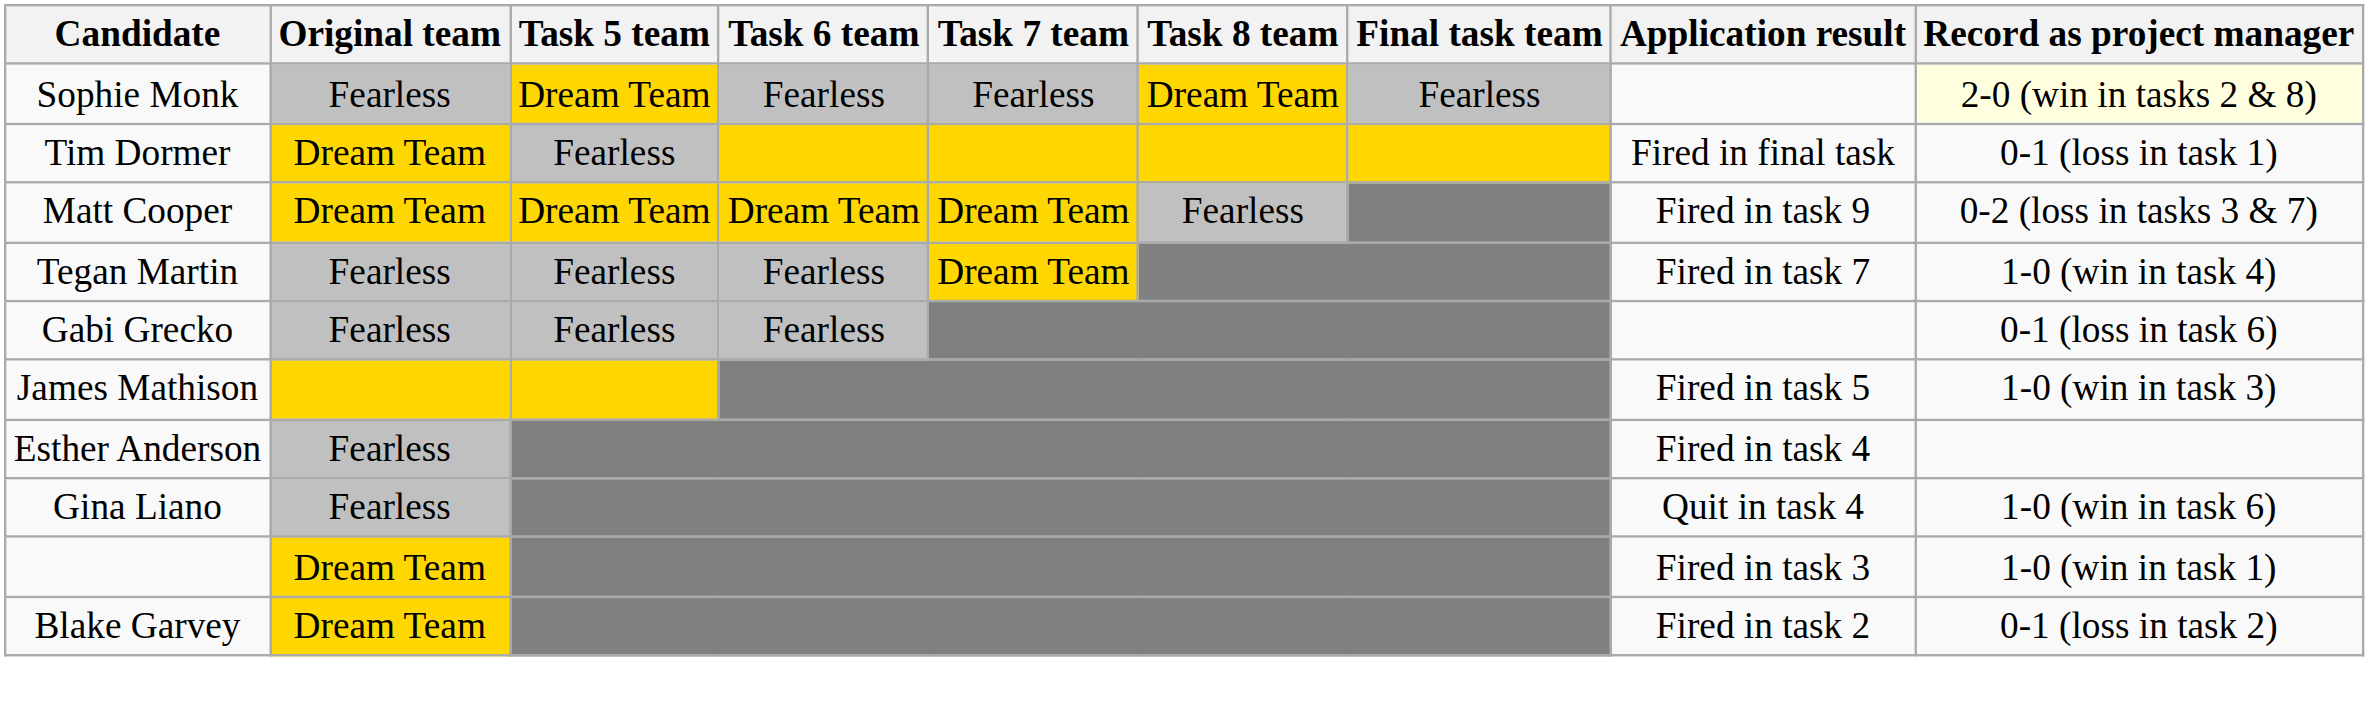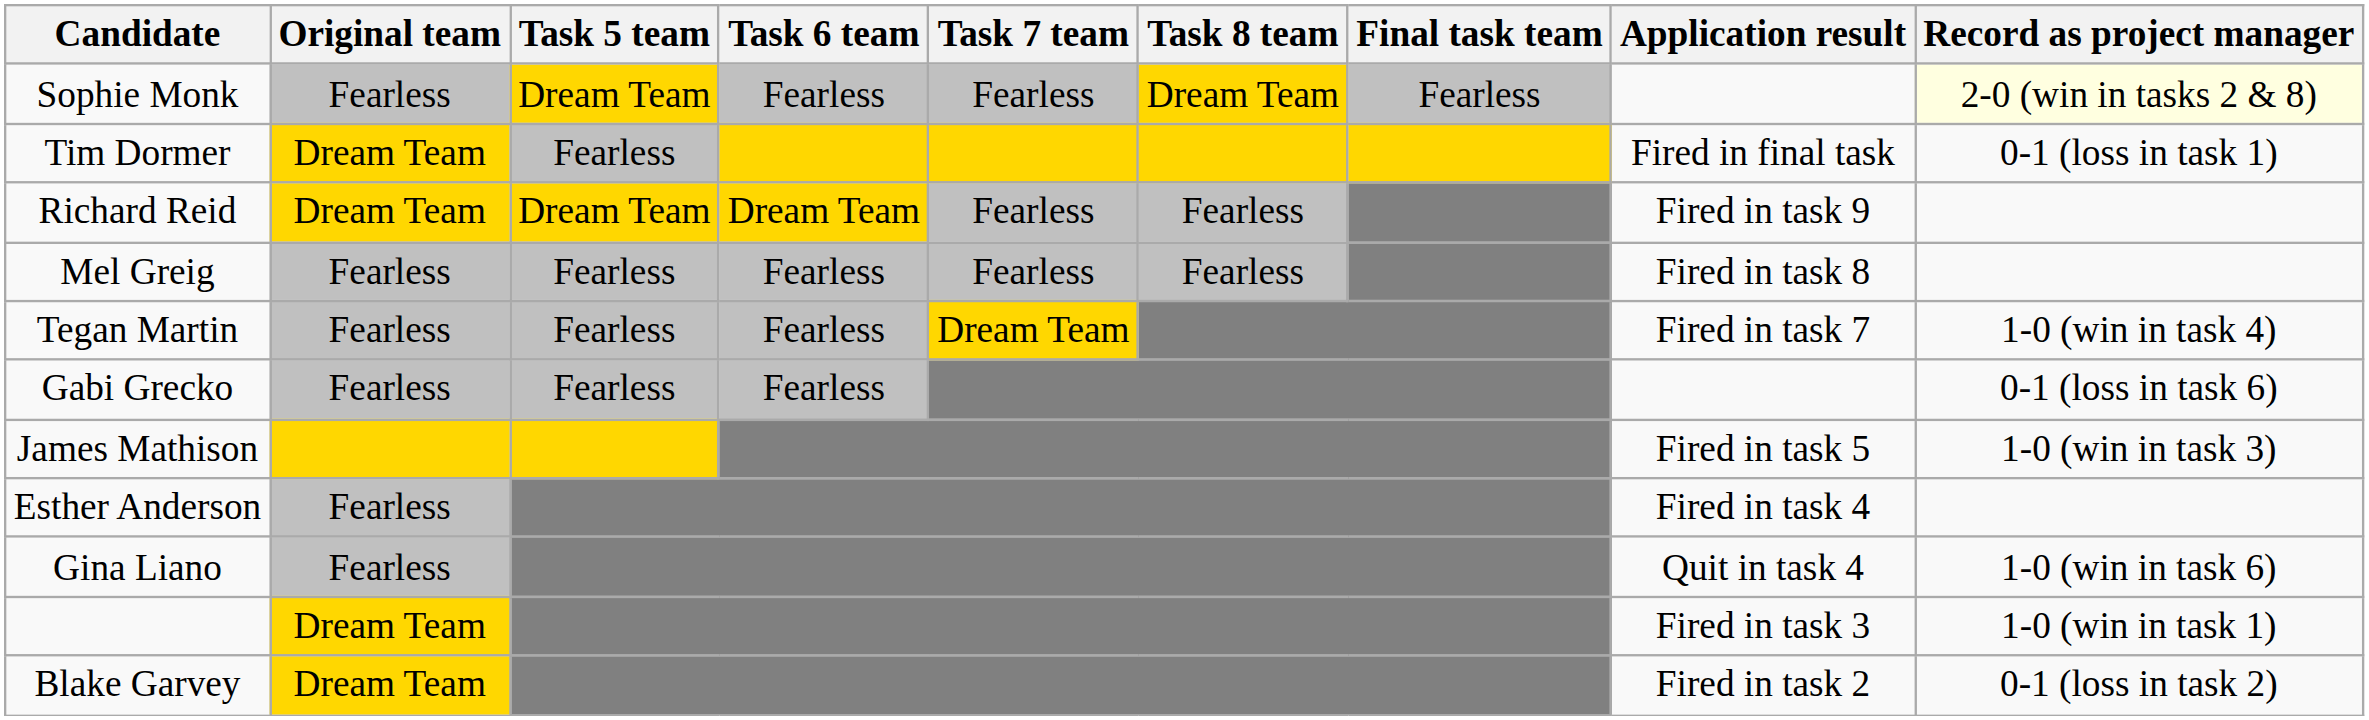- row: (137, 211)
+ row: (137, 211)
+ row: (137, 270)
